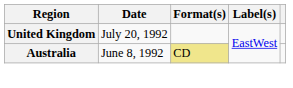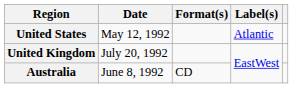+ row: (51, 33)
(182, 53) khaki background -> (184, 72) no background
